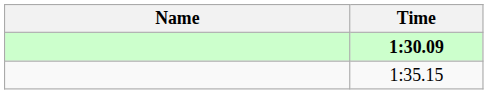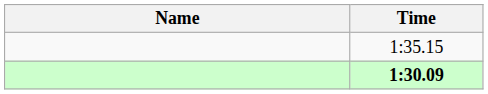rows swapped: (416, 46) <-> (416, 74)
